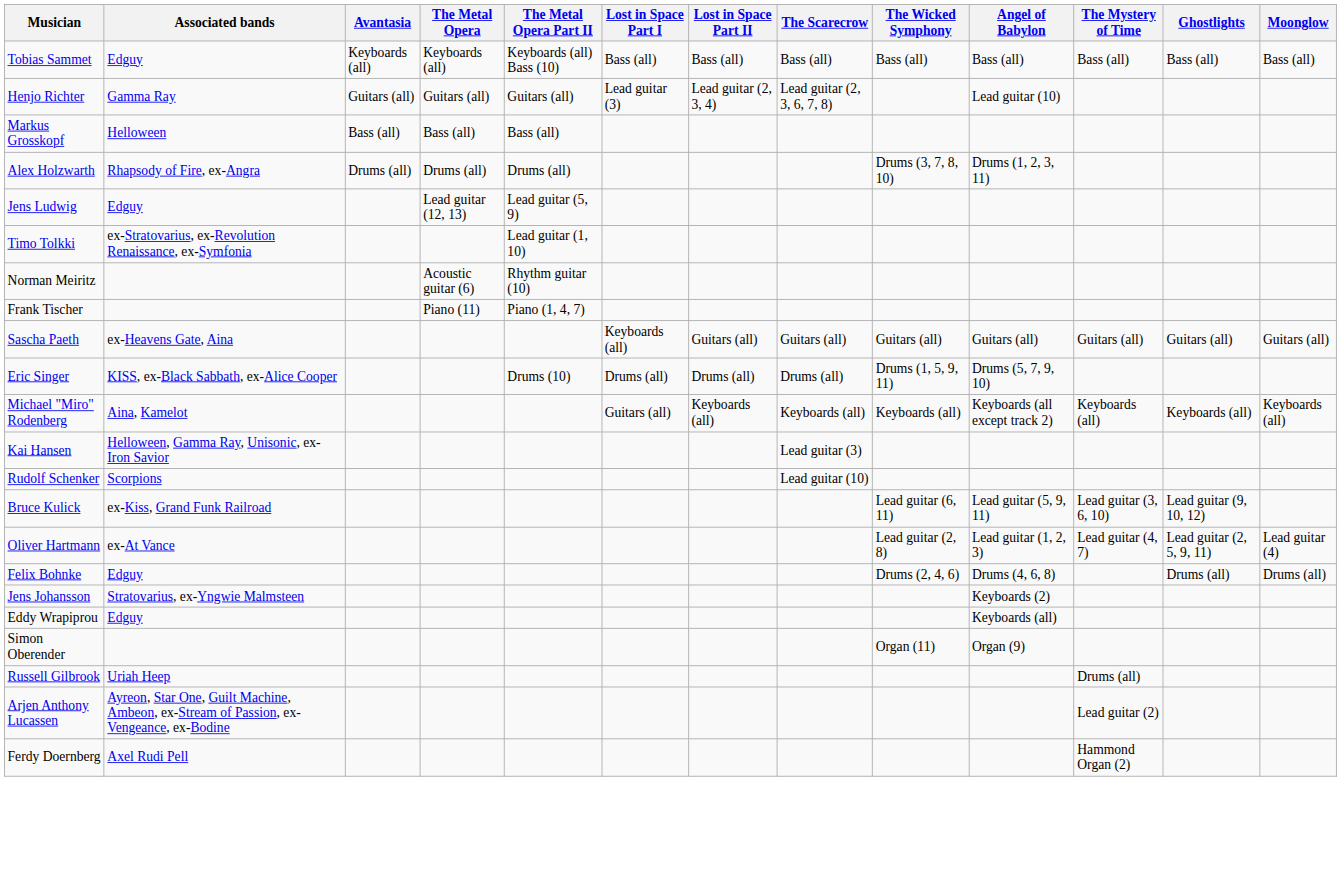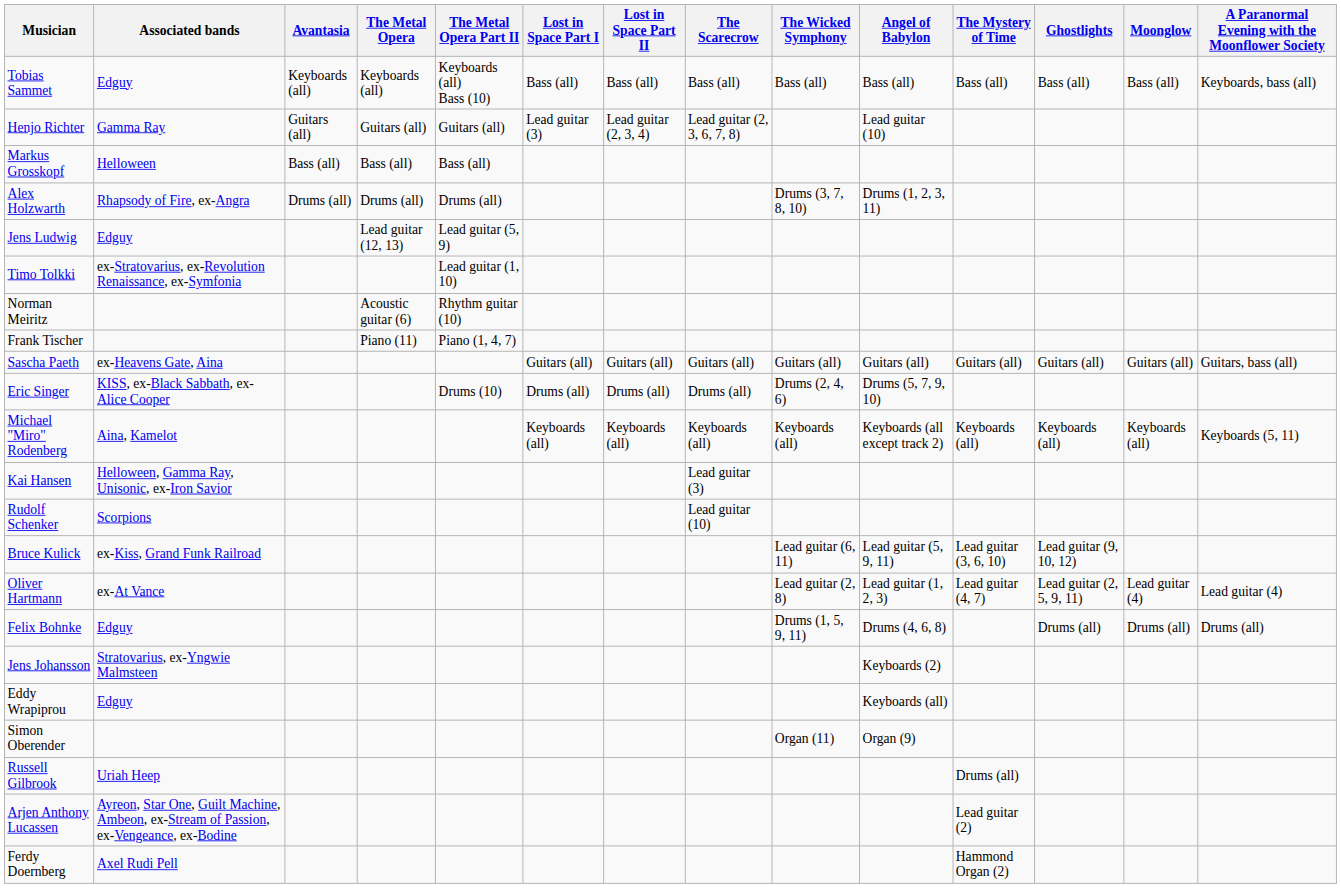+ column: (1267, 30)
(634, 339) Keyboards (all) -> (559, 362) Guitars (all)
(917, 376) Drums (1, 5, 9, 11) -> (809, 391) Drums (2, 4, 6)
(638, 413) Guitars (all) -> (556, 436) Keyboards (all)
(917, 574) Drums (2, 4, 6) -> (809, 628) Drums (1, 5, 9, 11)
